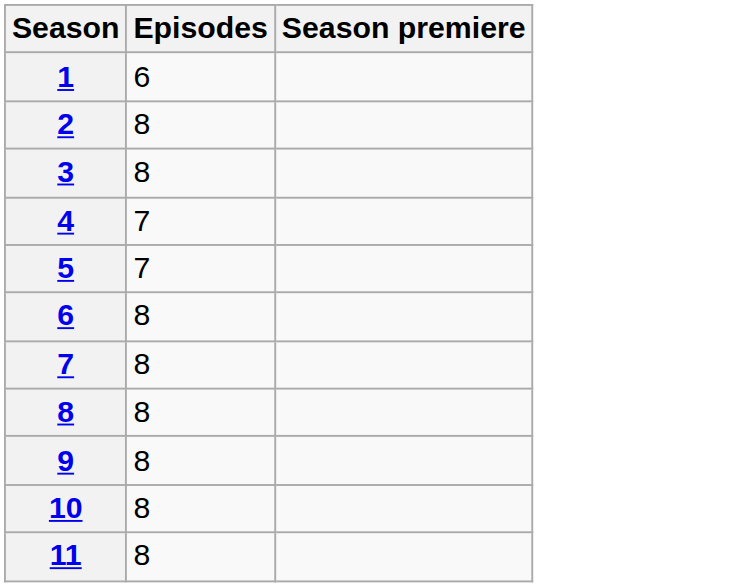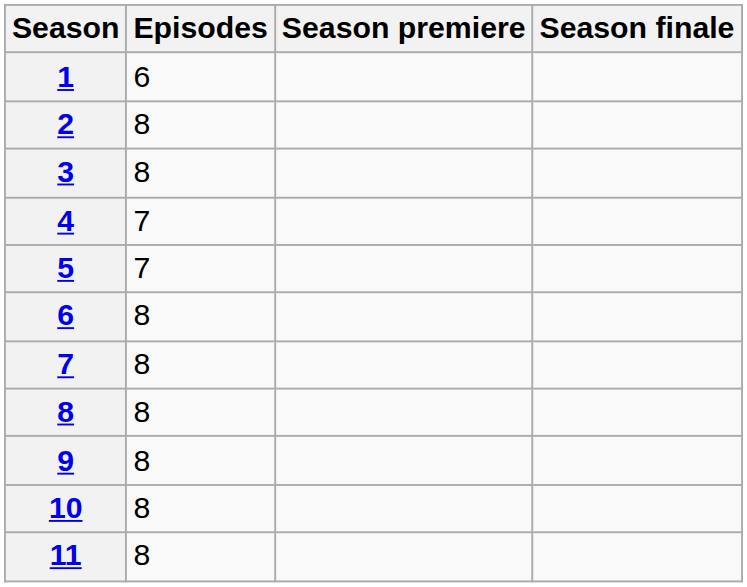+ column: (637, 28)
